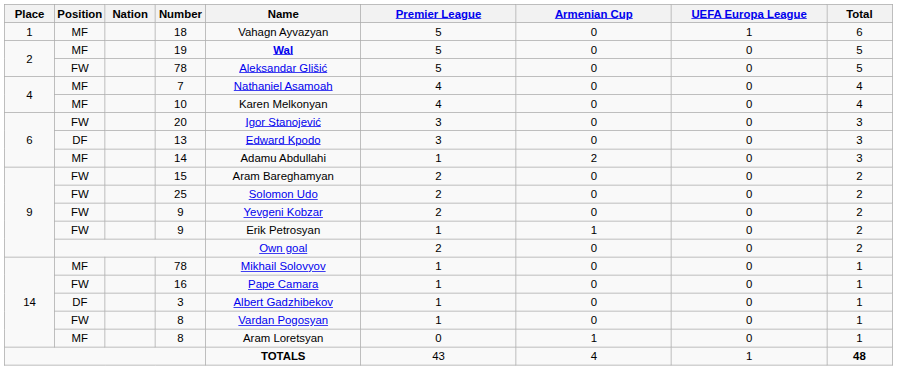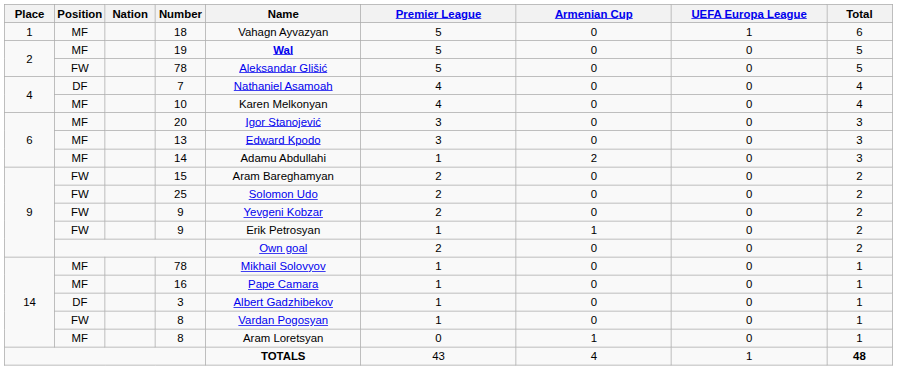(80, 86) MF -> (80, 86) DF
(80, 122) FW -> (80, 122) MF
(80, 140) DF -> (80, 140) MF
(80, 284) FW -> (80, 284) MF
